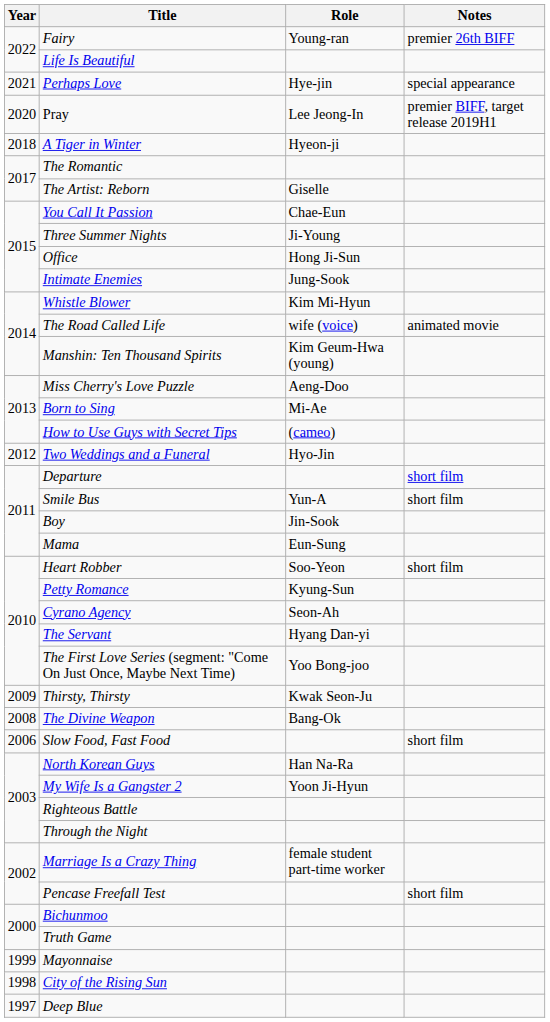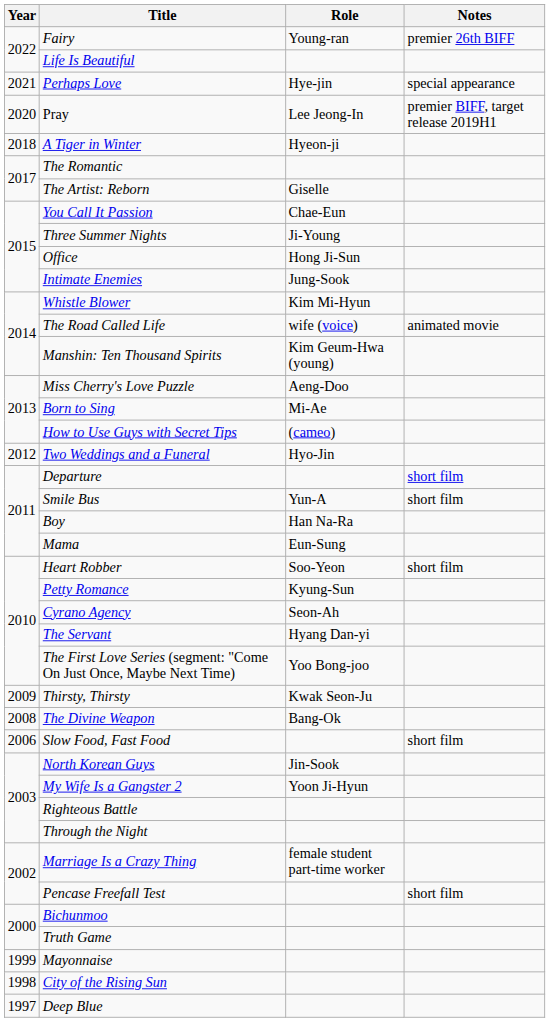(314, 522) Jin-Sook -> (321, 522) Han Na-Ra
(321, 763) Han Na-Ra -> (314, 763) Jin-Sook
